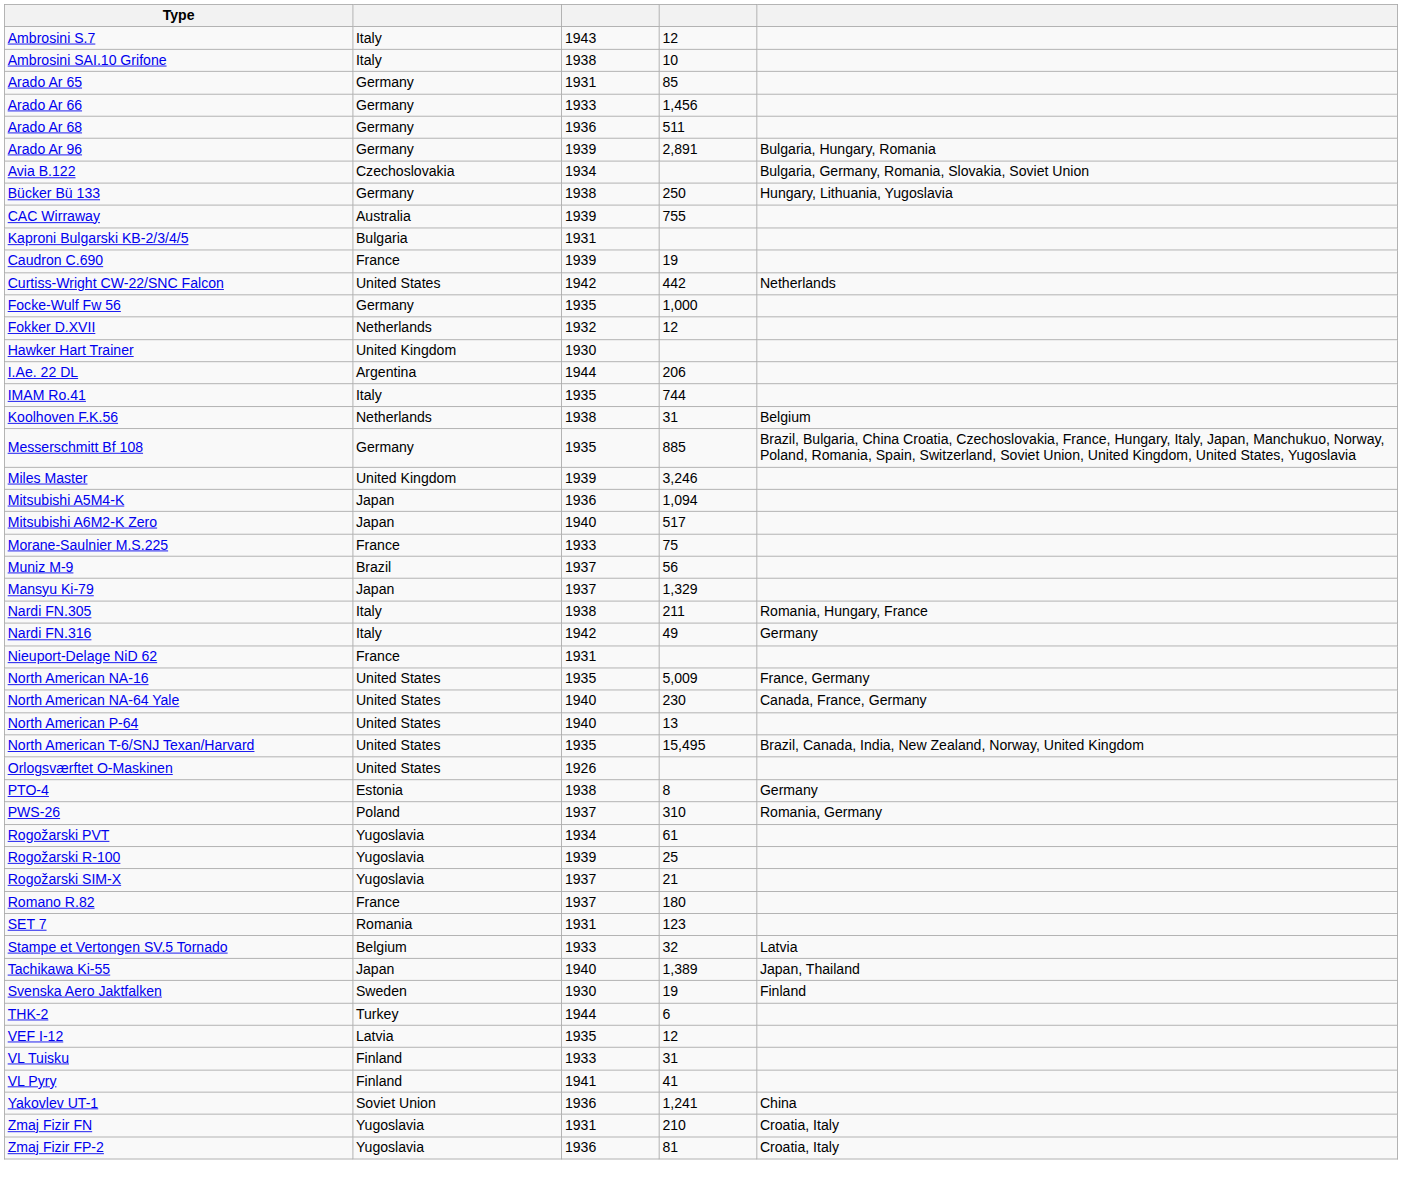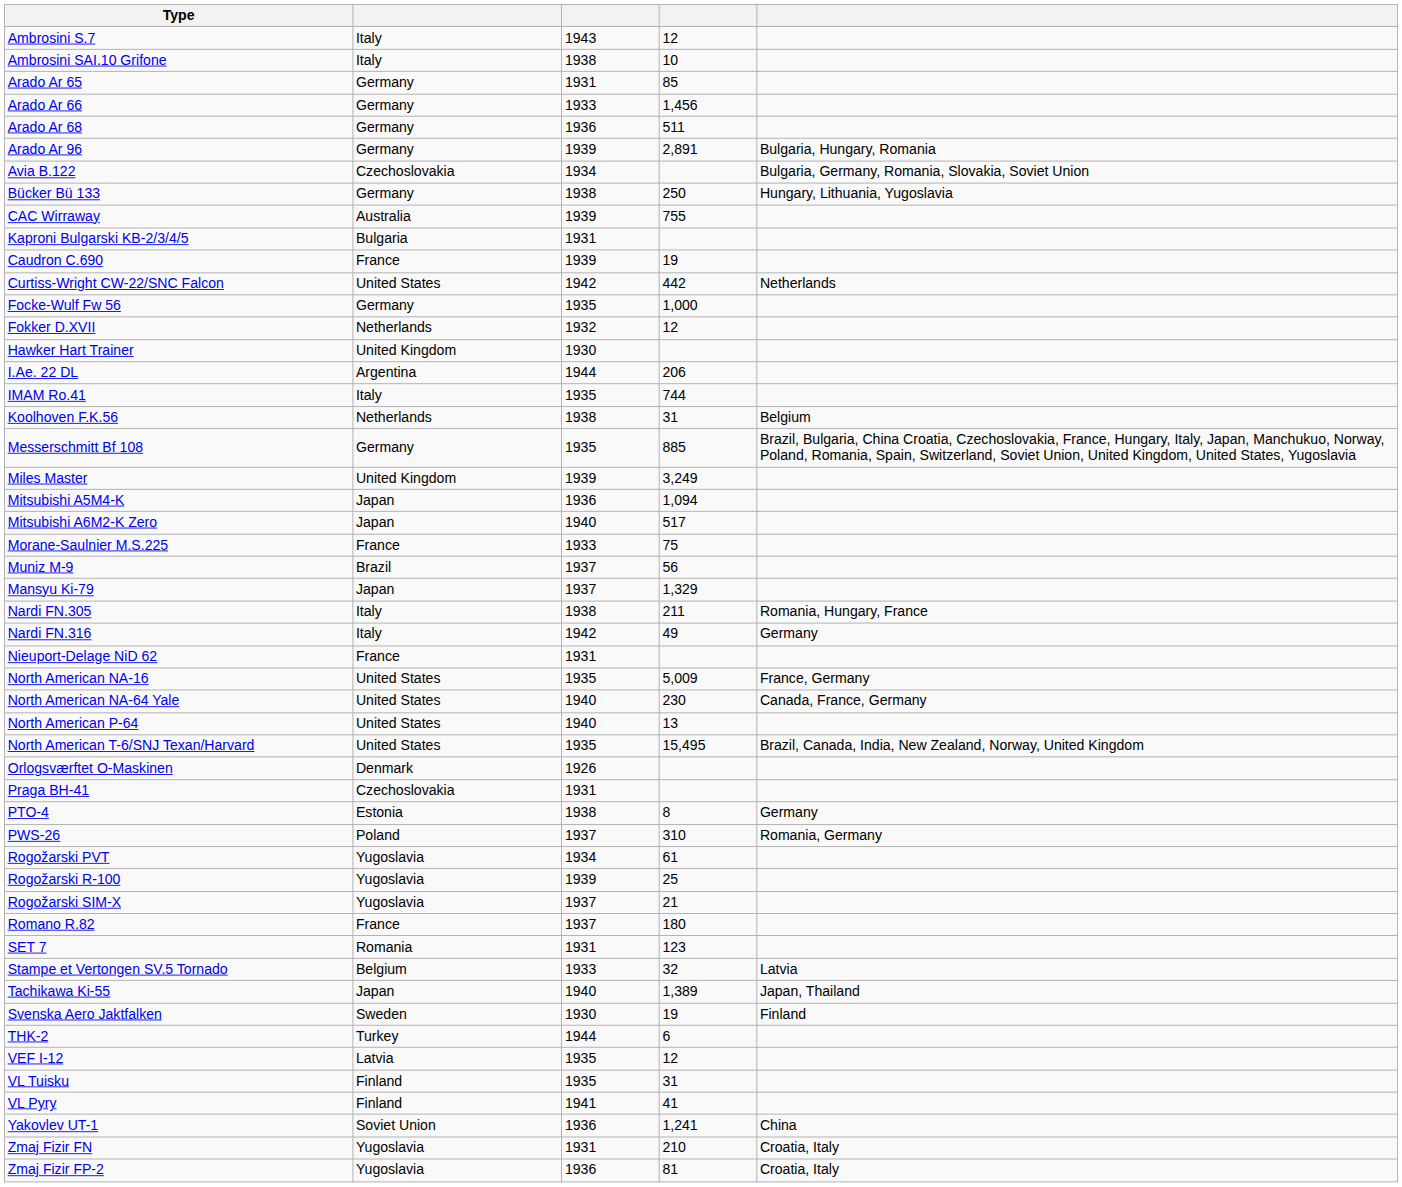(680, 478) 3,246 -> (680, 478) 3,249
(398, 768) United States -> (385, 768) Denmark
+ row: (48, 790)
(581, 1058) 1933 -> (581, 1081) 1935
